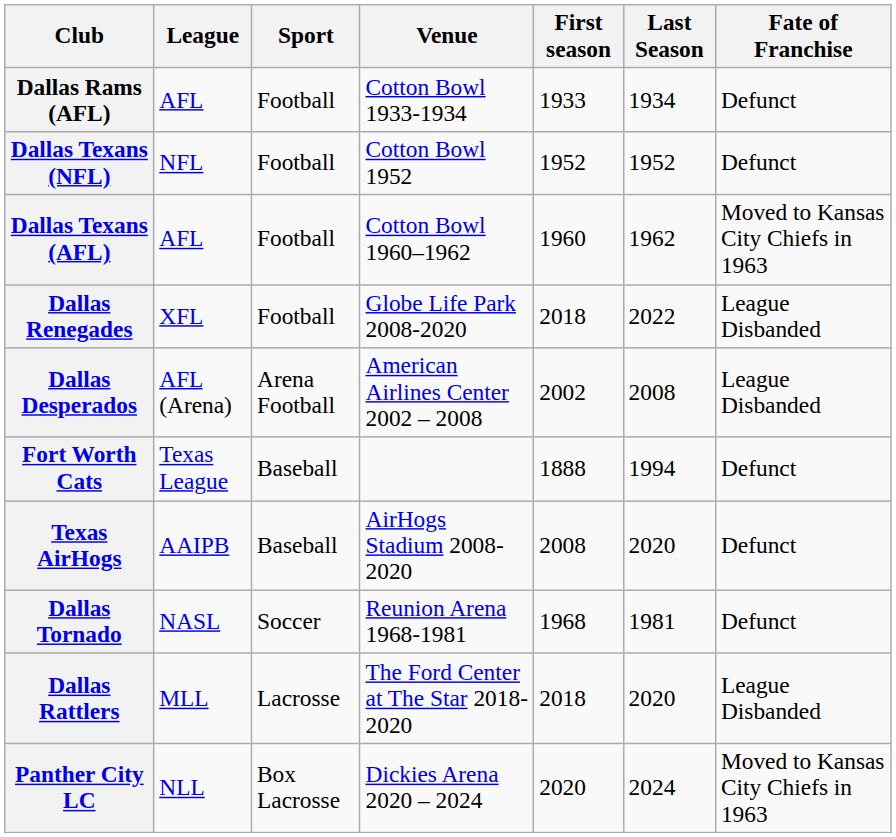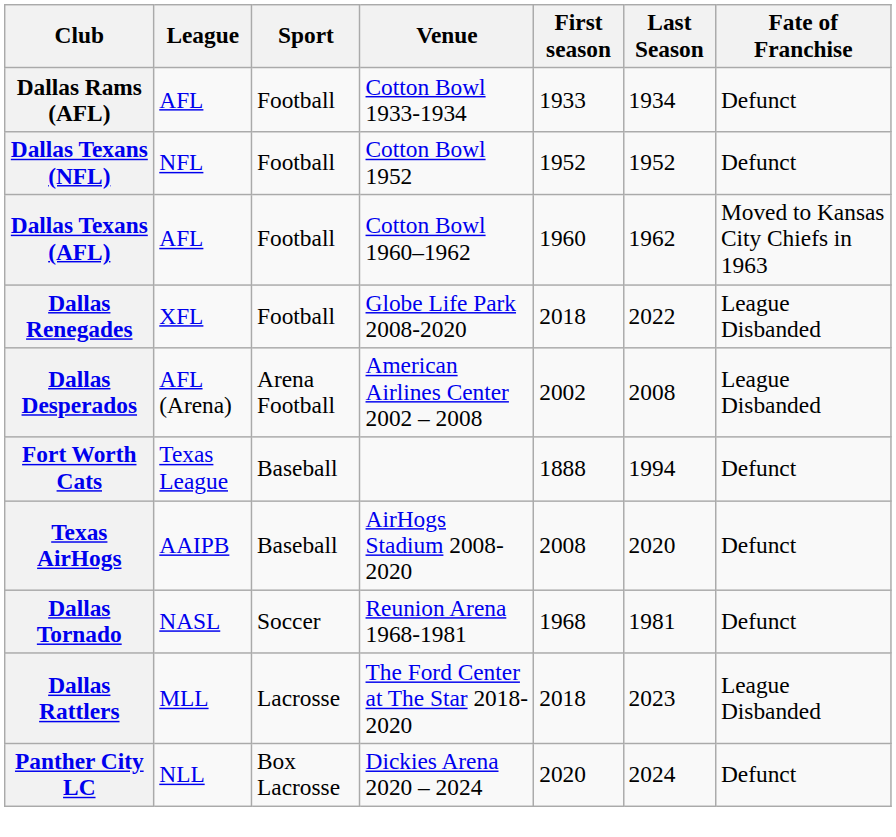(652, 698) 2020 -> (652, 698) 2023
(803, 787) Moved to Kansas City Chiefs in 1963 -> (759, 774) Defunct
